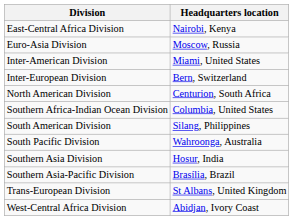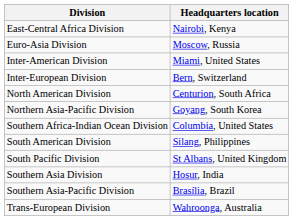+ row: (70, 110)
(217, 142) Wahroonga, Australia -> (230, 158) St Albans, United Kingdom
(230, 191) St Albans, United Kingdom -> (217, 207) Wahroonga, Australia
- row: (67, 207)
